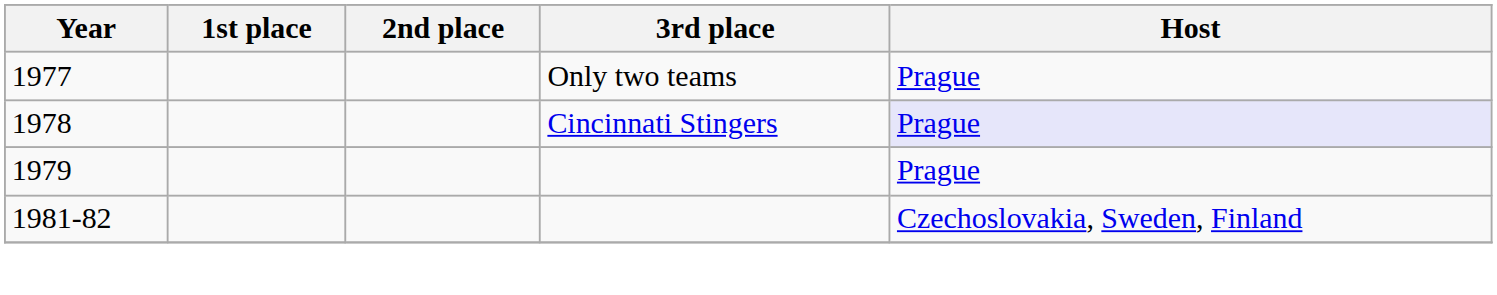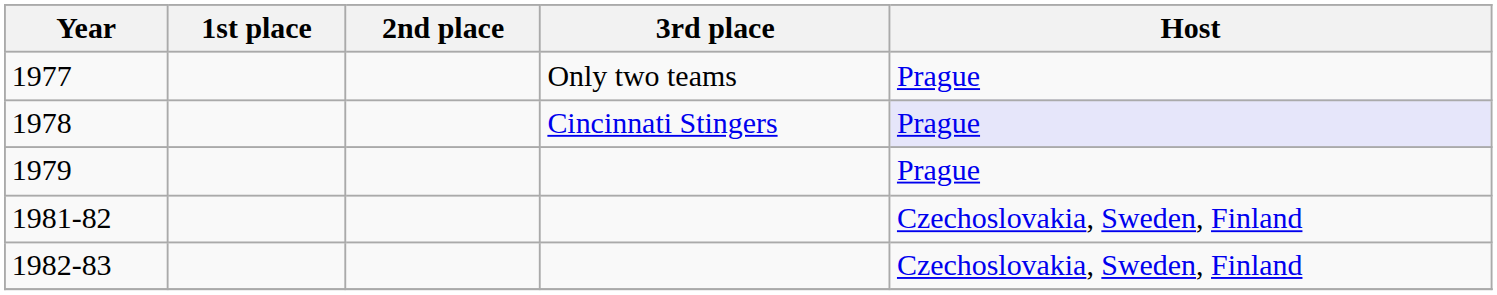+ row: (62, 265)
